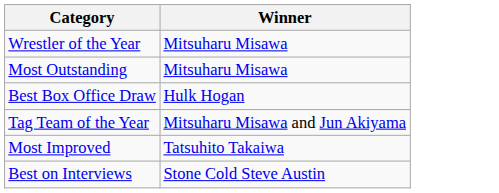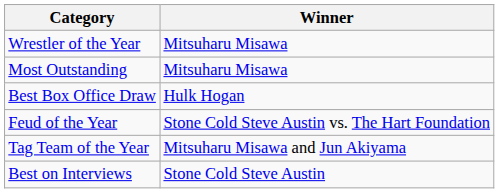+ row: (63, 122)
- row: (59, 148)
